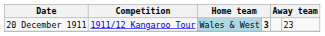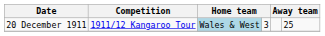(266, 25) bold -> (266, 25) normal
(288, 25) 23 -> (288, 25) 25
